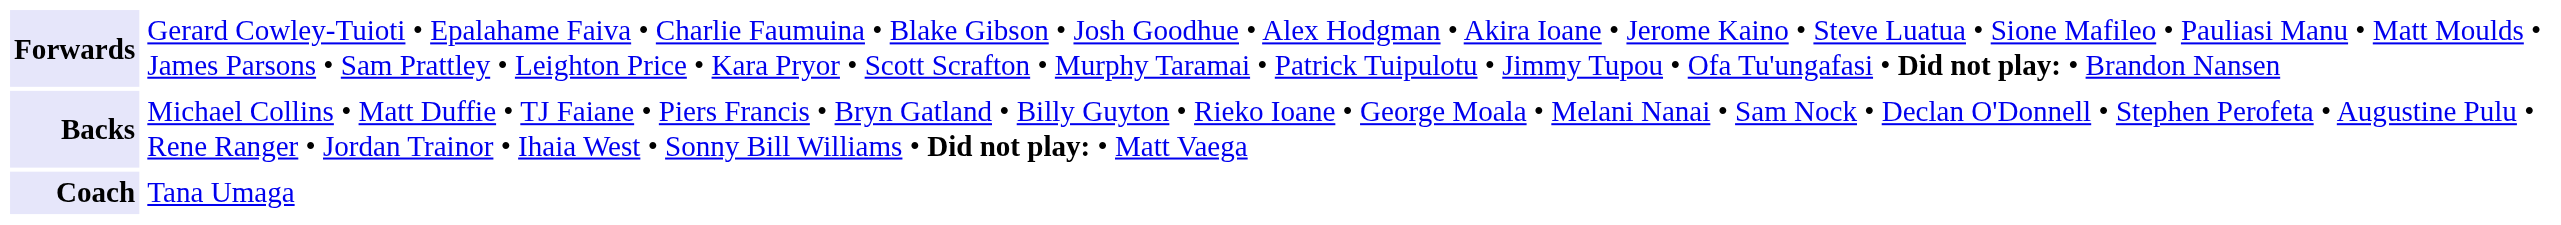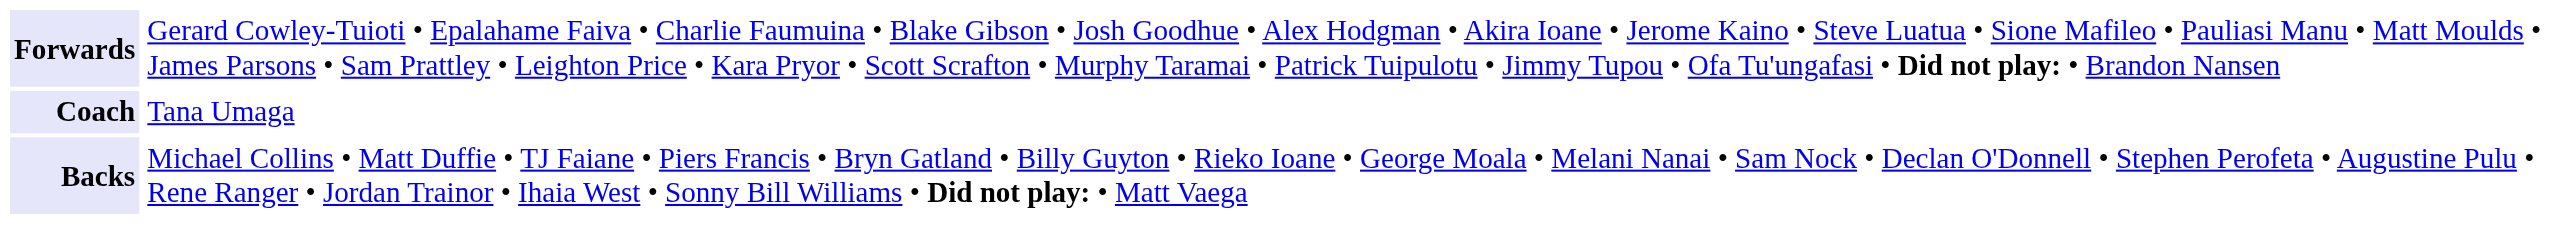rows swapped: (98, 128) <-> (96, 192)
